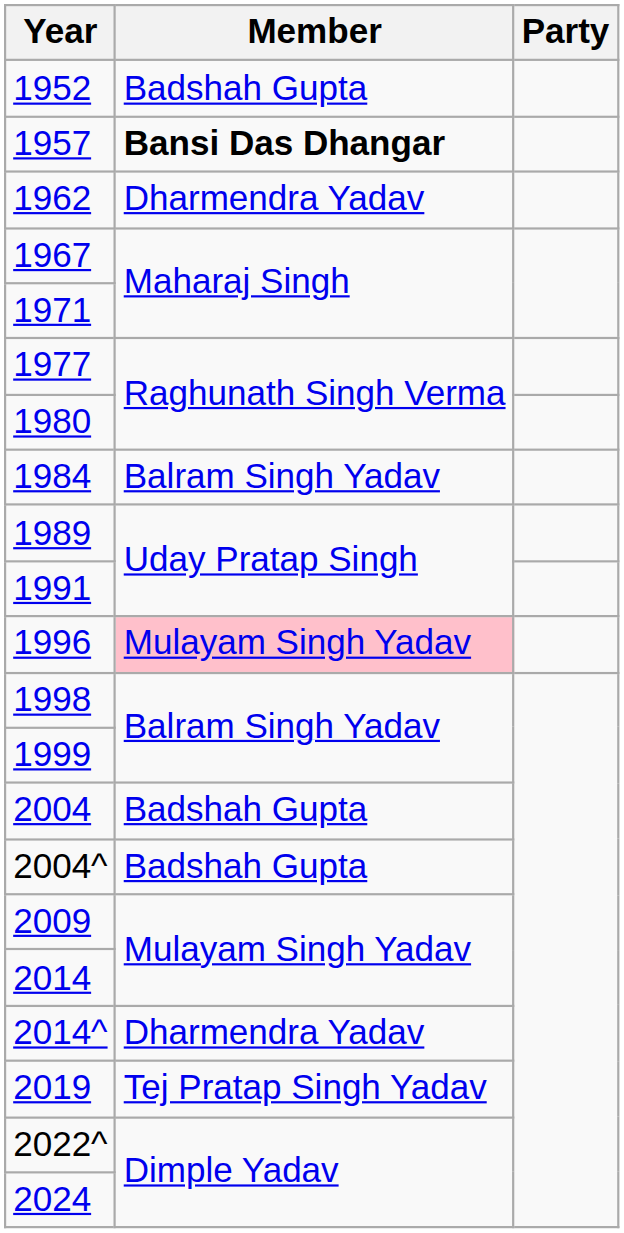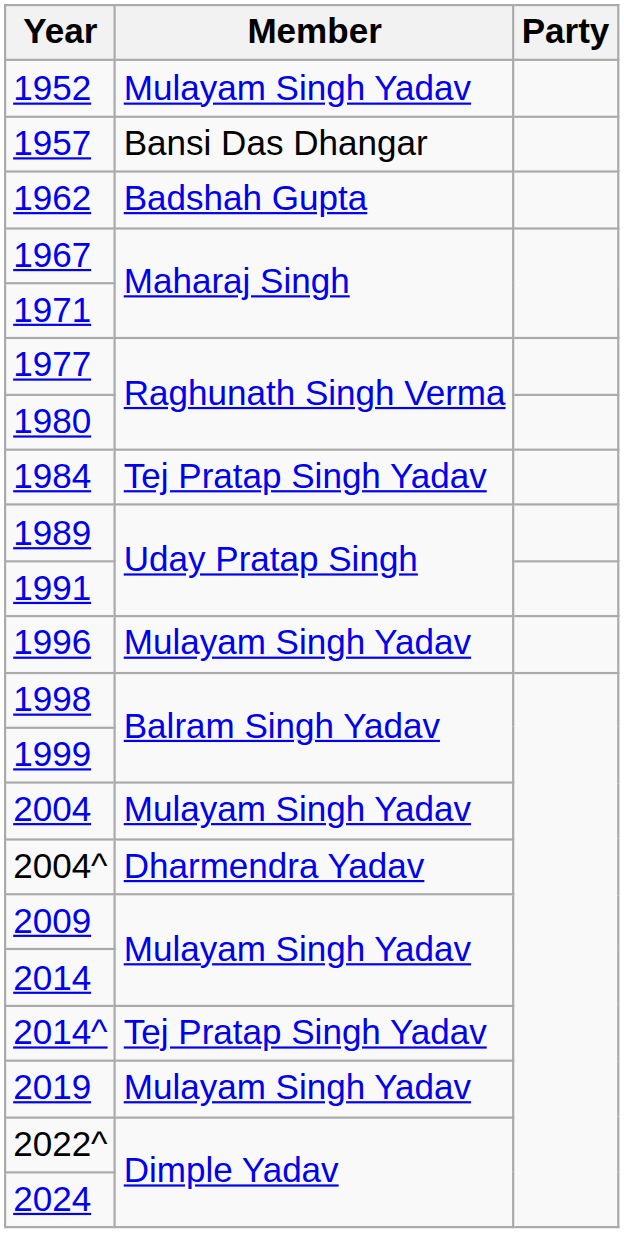(245, 87) Badshah Gupta -> (297, 87) Mulayam Singh Yadav
(284, 143) bold -> (276, 143) normal
(274, 198) Dharmendra Yadav -> (245, 198) Badshah Gupta
(282, 476) Balram Singh Yadav -> (305, 476) Tej Pratap Singh Yadav
(297, 643) pink background -> (297, 643) no background
(245, 810) Badshah Gupta -> (297, 810) Mulayam Singh Yadav
(245, 865) Badshah Gupta -> (274, 865) Dharmendra Yadav
(274, 1032) Dharmendra Yadav -> (305, 1032) Tej Pratap Singh Yadav
(305, 1088) Tej Pratap Singh Yadav -> (297, 1088) Mulayam Singh Yadav
